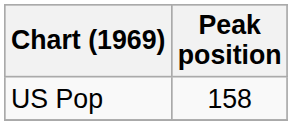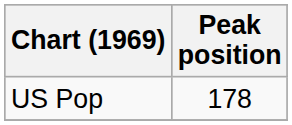(230, 98) 158 -> (230, 98) 178
